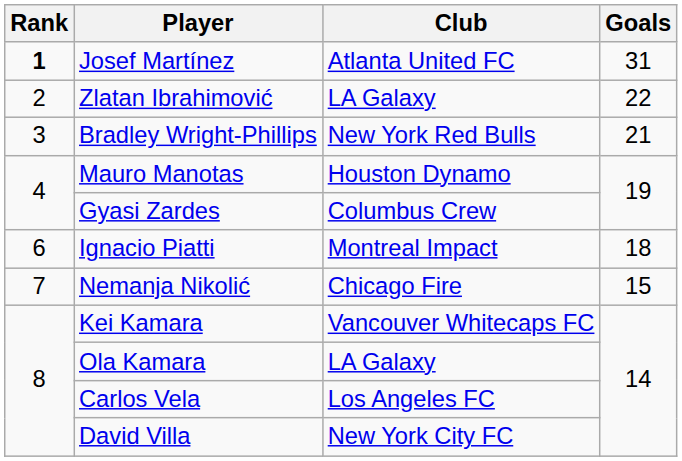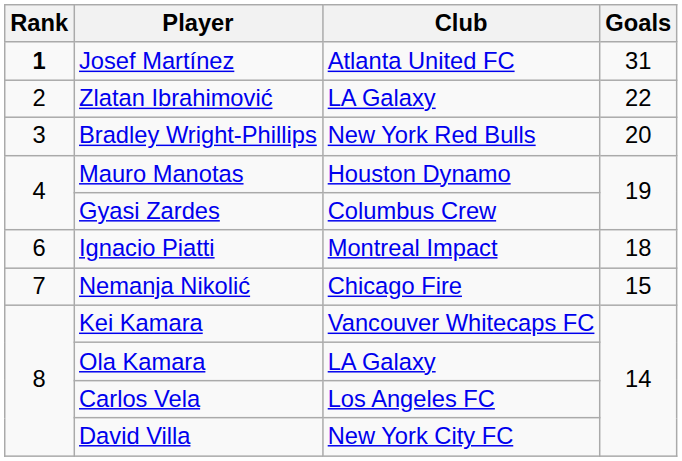(638, 135) 21 -> (638, 135) 20
